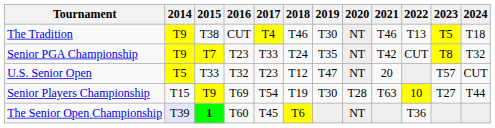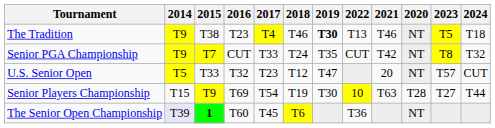columns swapped: (357, 14) <-> (416, 14)
(239, 34) CUT -> (239, 34) T23
(328, 34) normal -> (328, 34) bold
(239, 54) T23 -> (239, 54) CUT
